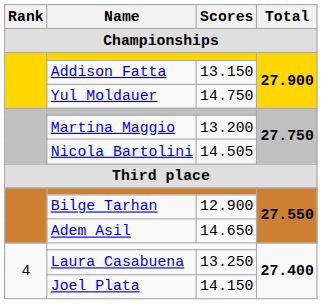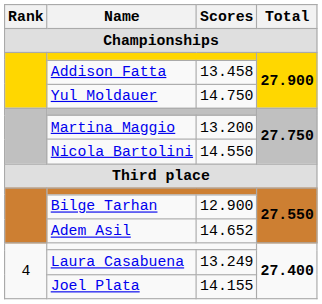(227, 72) 13.150 -> (227, 72) 13.458
(227, 152) 14.505 -> (227, 152) 14.550
(227, 231) 14.650 -> (227, 231) 14.652
(227, 262) 13.250 -> (227, 262) 13.249
(227, 286) 14.150 -> (227, 286) 14.155
